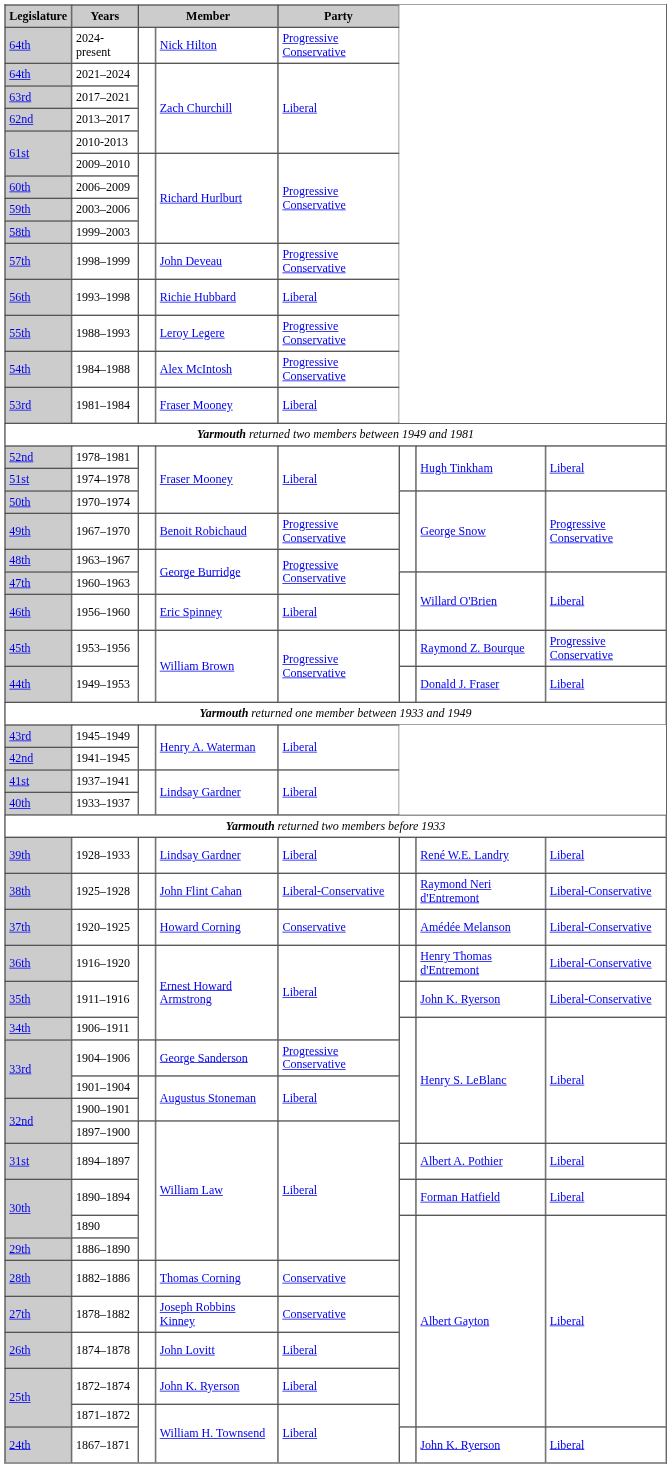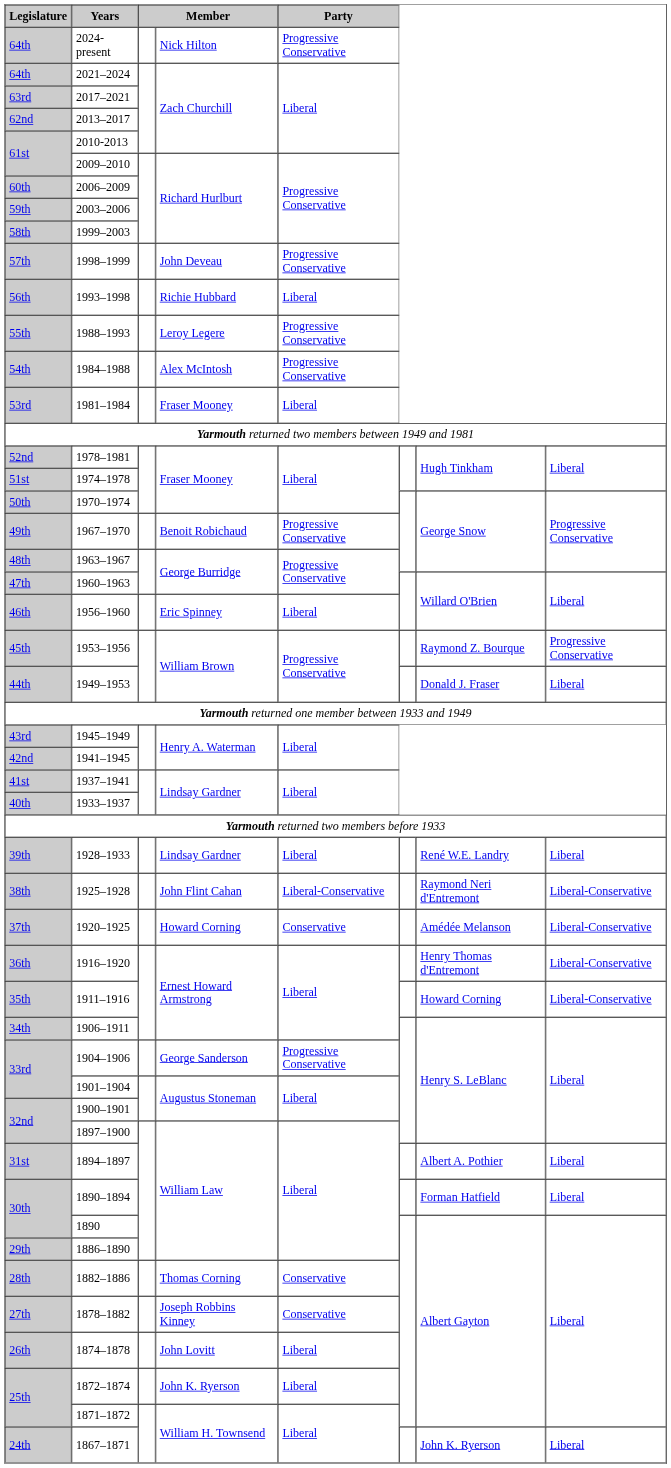(460, 999) John K. Ryerson -> (461, 999) Howard Corning
